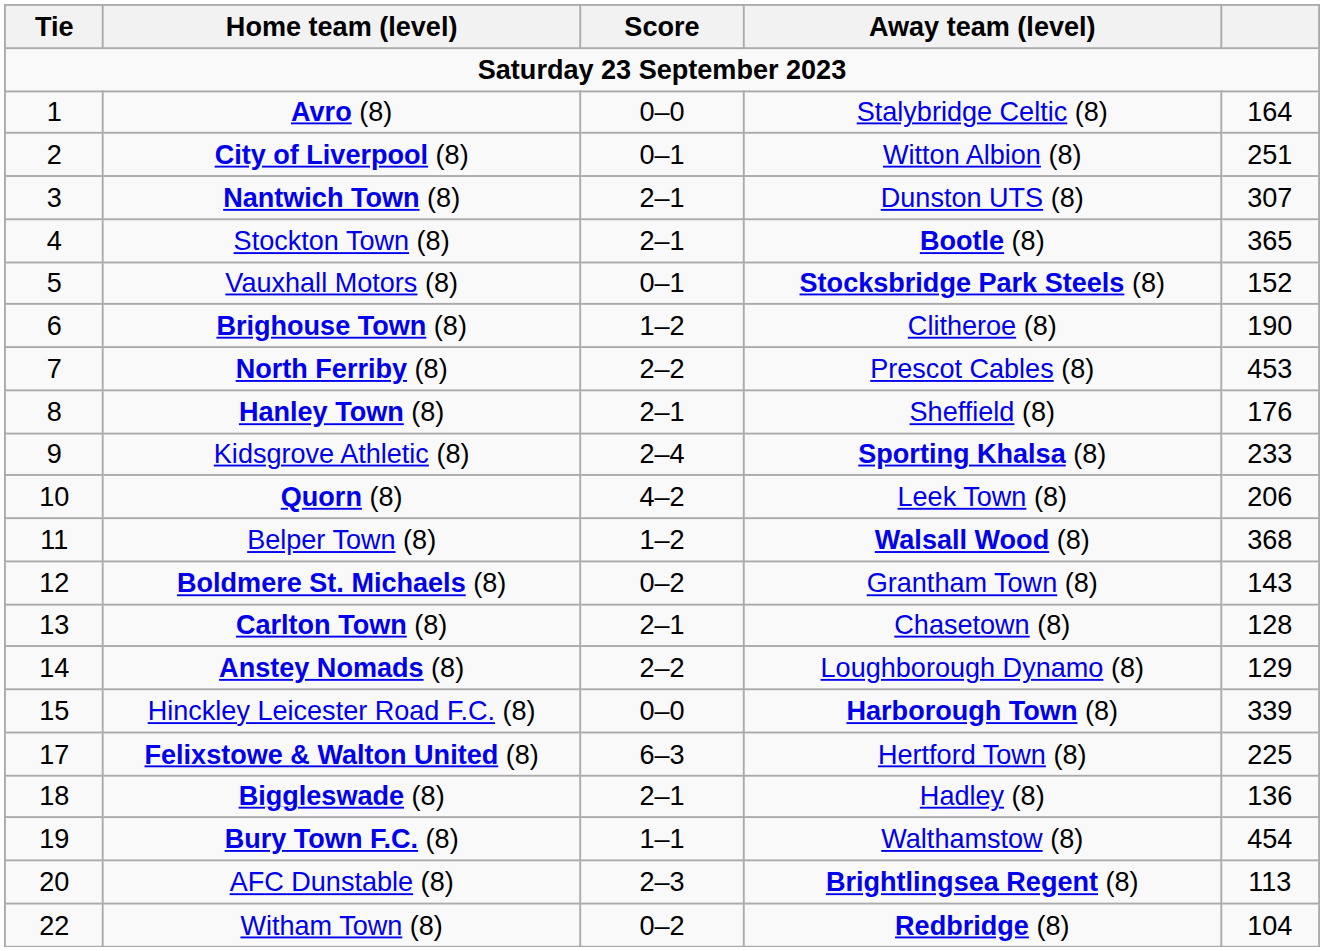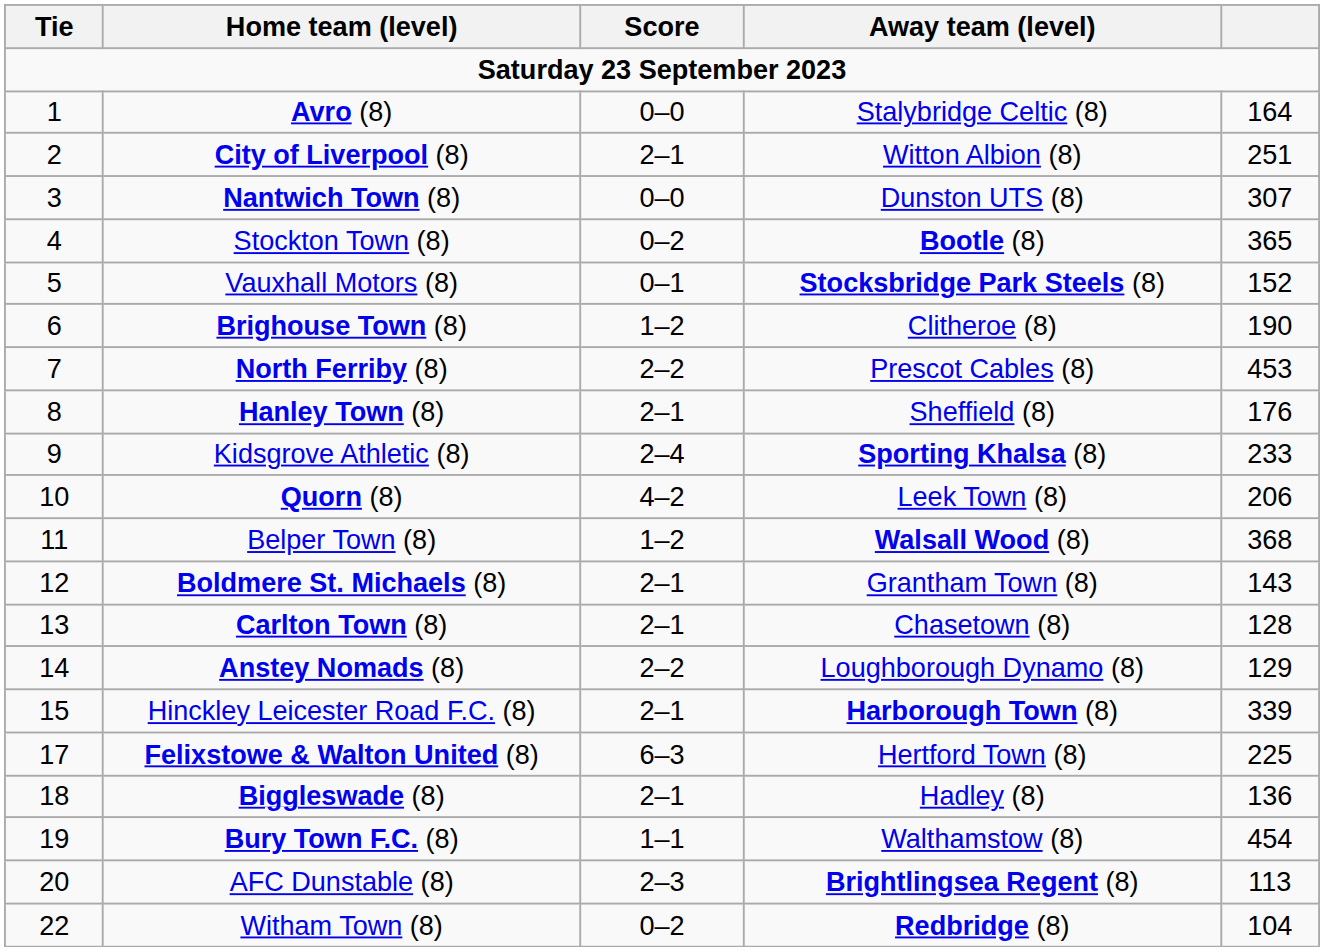(662, 155) 0–1 -> (662, 155) 2–1
(662, 198) 2–1 -> (662, 198) 0–0
(662, 241) 2–1 -> (662, 241) 0–2
(662, 583) 0–2 -> (662, 583) 2–1
(662, 711) 0–0 -> (662, 711) 2–1
